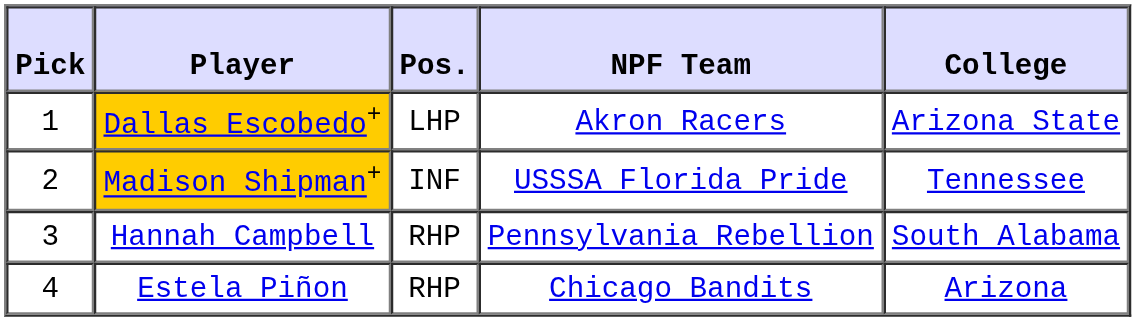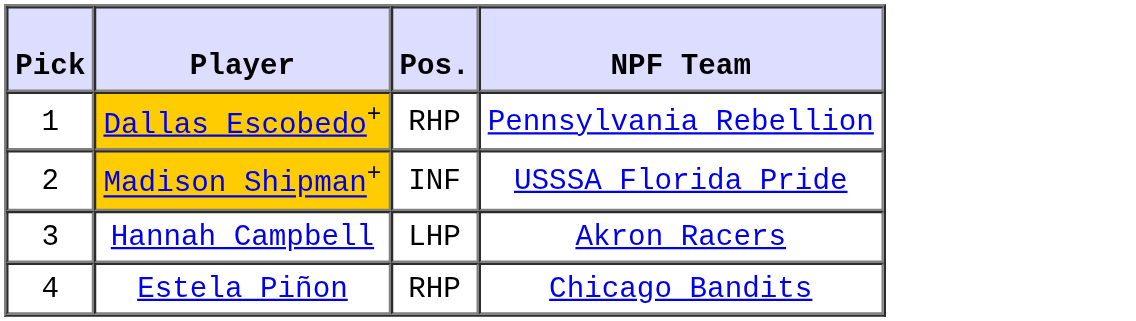- column: (1006, 66)
(435, 121) LHP -> (435, 121) RHP
(681, 121) Akron Racers -> (681, 121) Pennsylvania Rebellion
(435, 236) RHP -> (435, 236) LHP
(681, 236) Pennsylvania Rebellion -> (681, 236) Akron Racers
